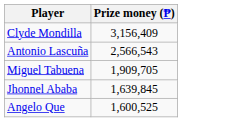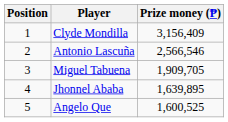+ column: (27, 13)
(134, 51) 2,566,543 -> (180, 51) 2,566,546
(134, 88) 1,639,845 -> (180, 88) 1,639,895
